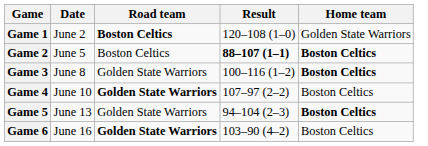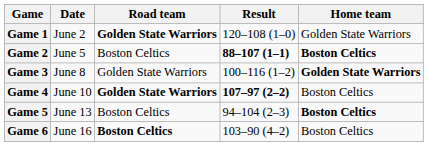(135, 33) Boston Celtics -> (157, 33) Golden State Warriors
(339, 72) Boston Celtics -> (361, 72) Golden State Warriors
(256, 92) normal -> (256, 92) bold
(152, 111) Golden State Warriors -> (133, 111) Boston Celtics
(157, 131) Golden State Warriors -> (135, 131) Boston Celtics
